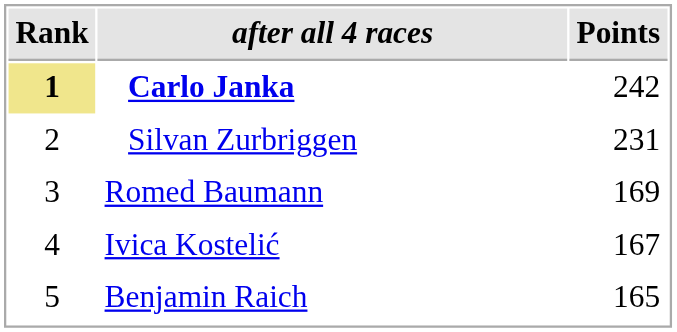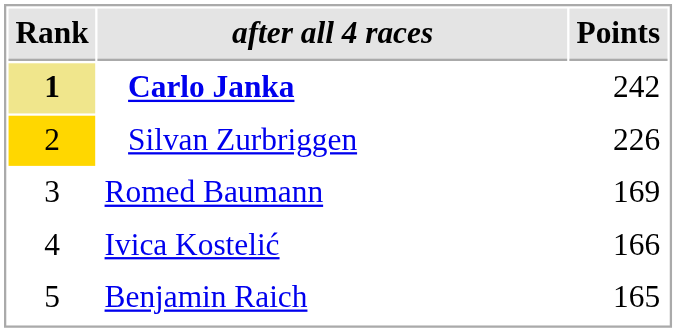(52, 140) no background -> (52, 140) gold background
(637, 140) 231 -> (637, 140) 226
(637, 245) 167 -> (637, 245) 166
